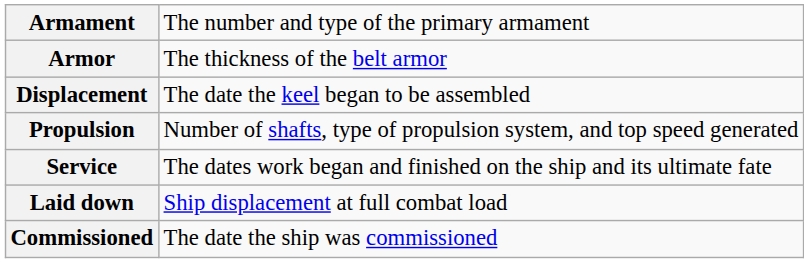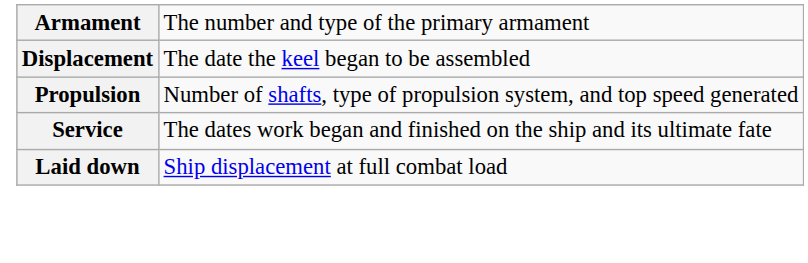- row: (82, 58)
- row: (82, 238)
